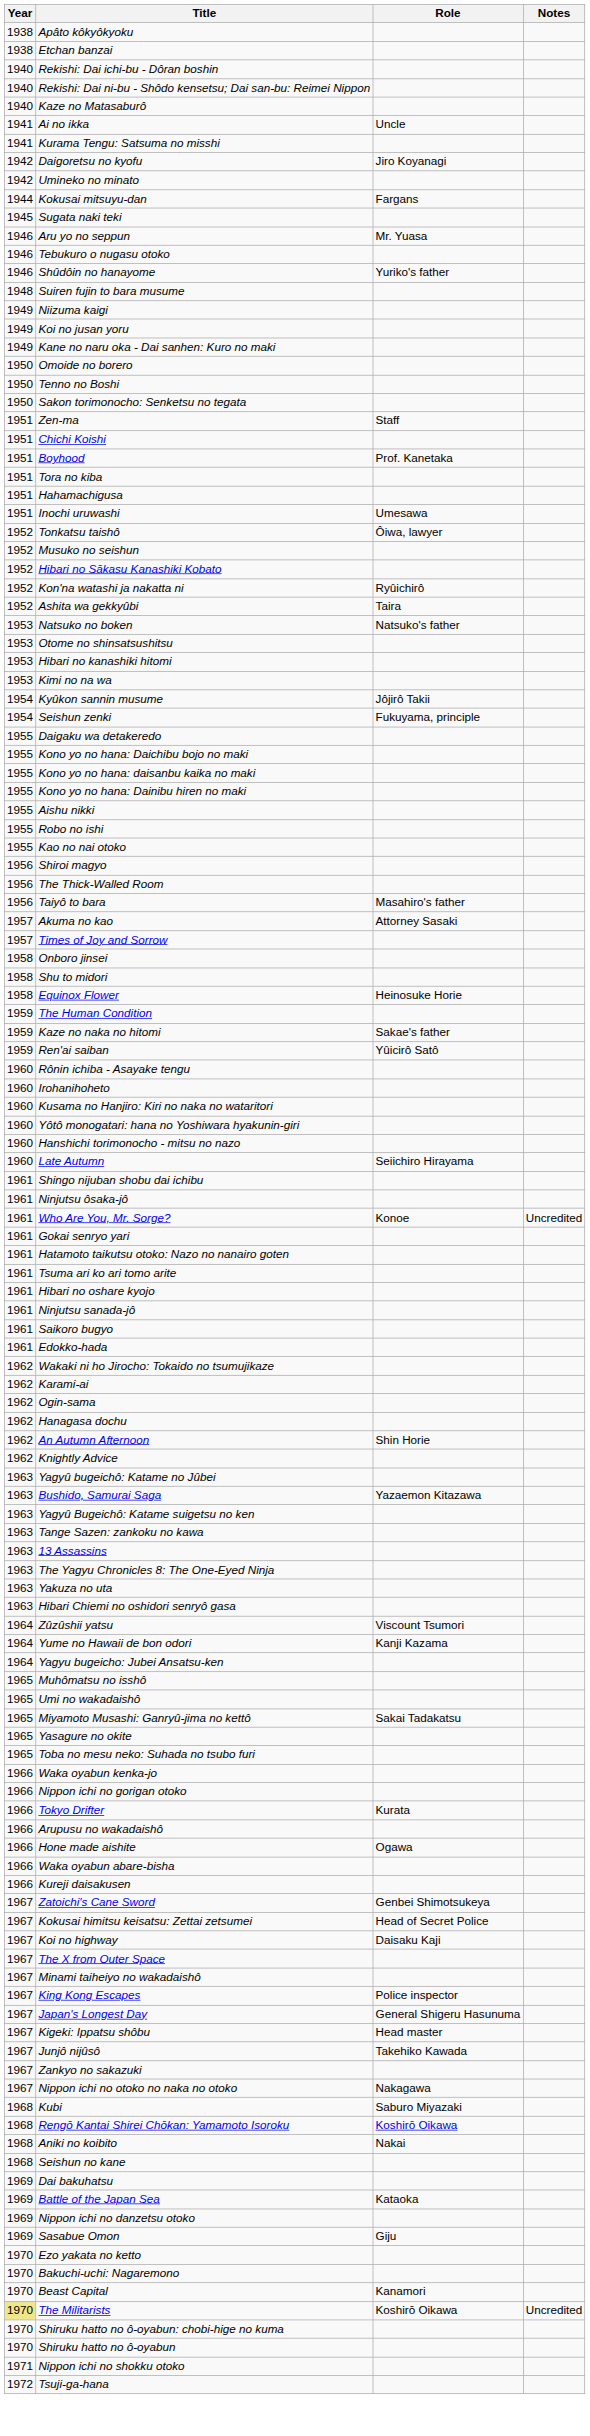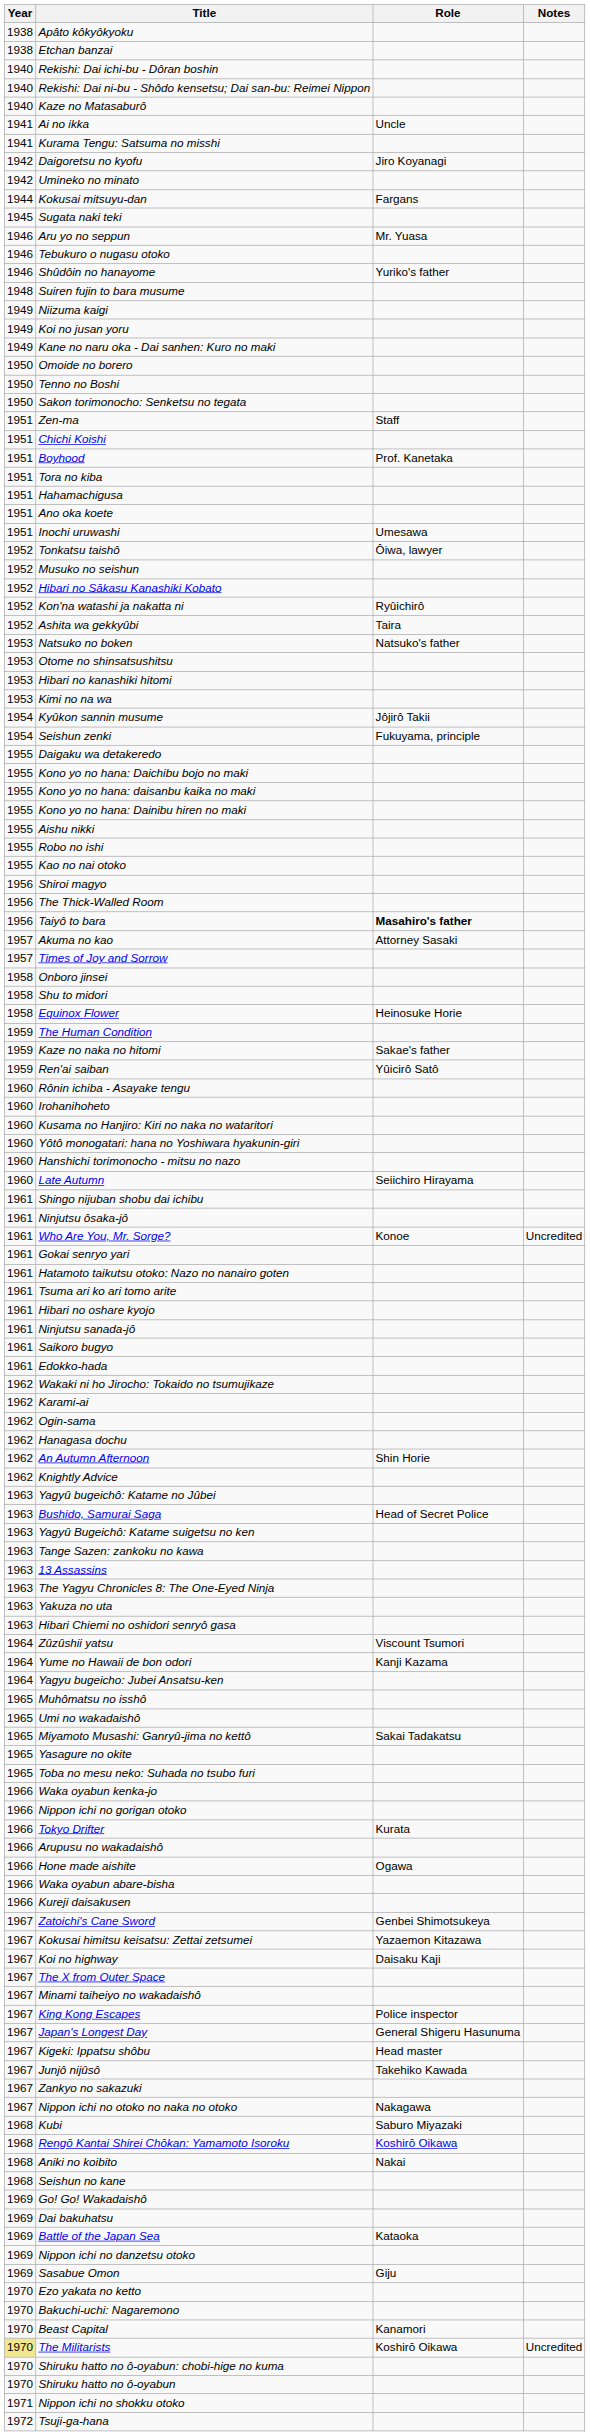+ row: (76, 513)
(420, 902) normal -> (424, 921) bold
(428, 1495) Yazaemon Kitazawa -> (432, 1514) Head of Secret Police
(432, 1921) Head of Secret Police -> (428, 1940) Yazaemon Kitazawa
+ row: (93, 2199)
